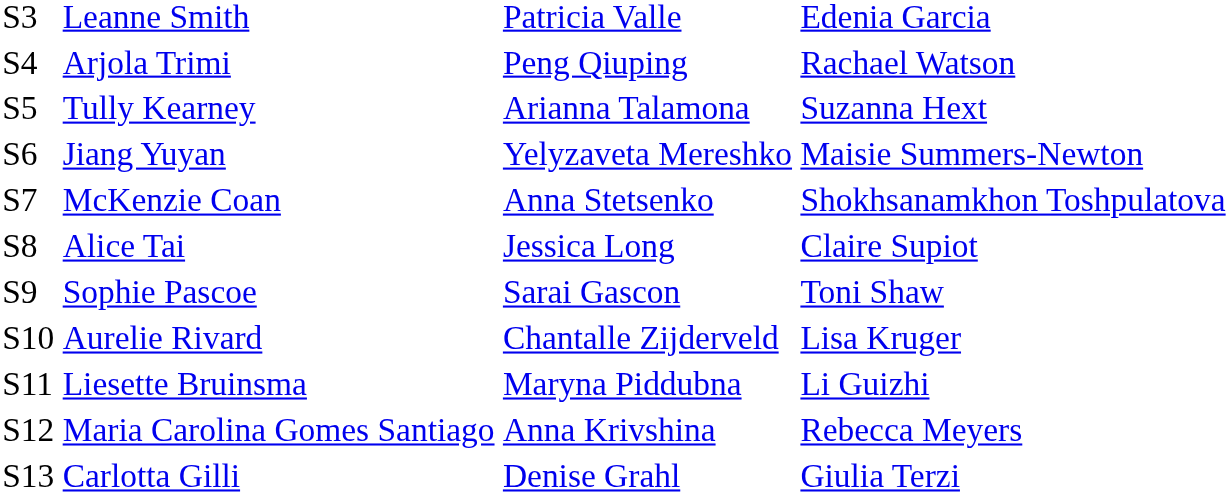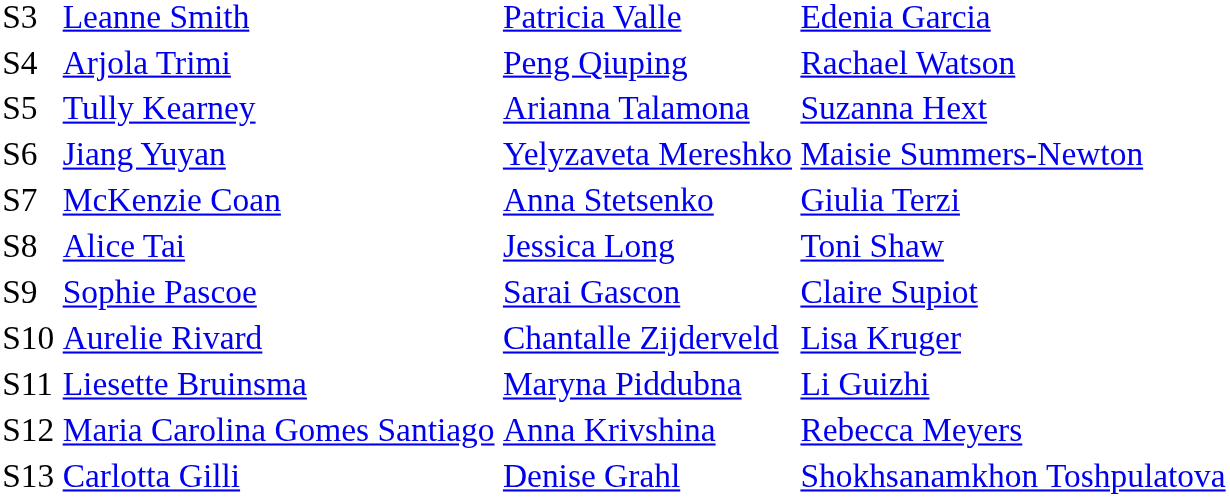(1013, 200) Shokhsanamkhon Toshpulatova -> (880, 200) Giulia Terzi
(889, 246) Claire Supiot -> (872, 246) Toni Shaw
(872, 292) Toni Shaw -> (889, 292) Claire Supiot
(880, 476) Giulia Terzi -> (1013, 476) Shokhsanamkhon Toshpulatova
